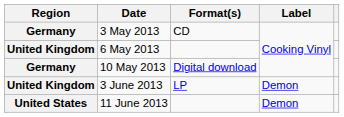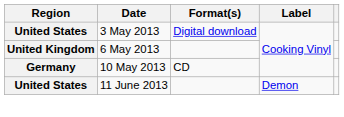(51, 31) Germany -> (51, 31) United States
(181, 31) CD -> (215, 31) Digital download
(215, 67) Digital download -> (181, 67) CD
- row: (131, 85)
